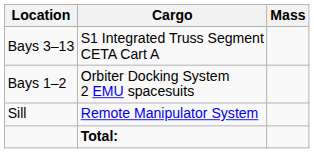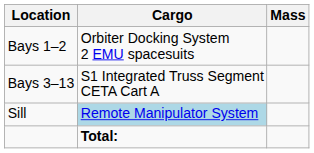rows swapped: (37, 84) <-> (41, 45)
(170, 114) no background -> (170, 114) lightblue background
